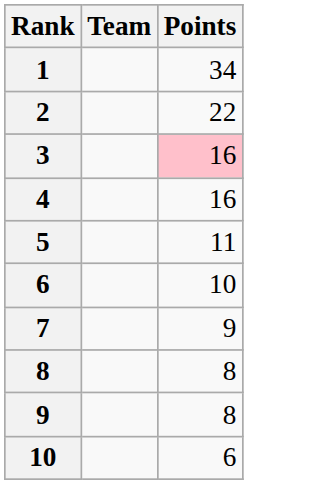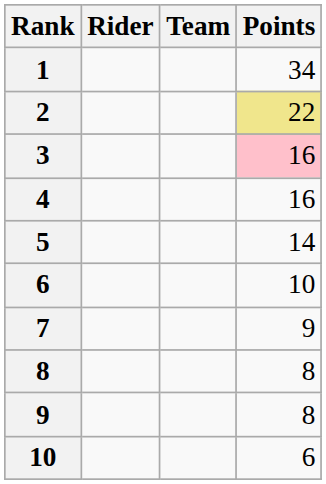+ column: (120, 26)
(223, 112) no background -> (302, 112) khaki background
(223, 241) 11 -> (302, 241) 14
